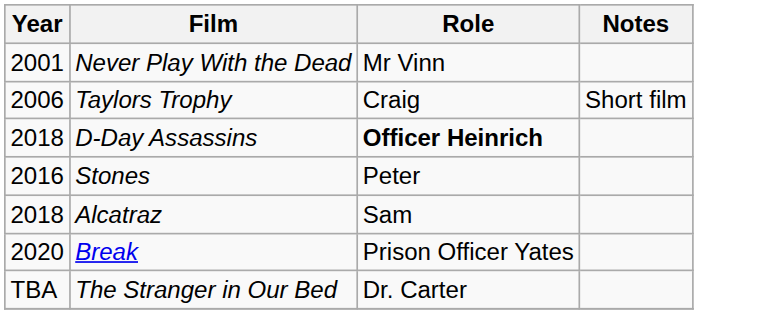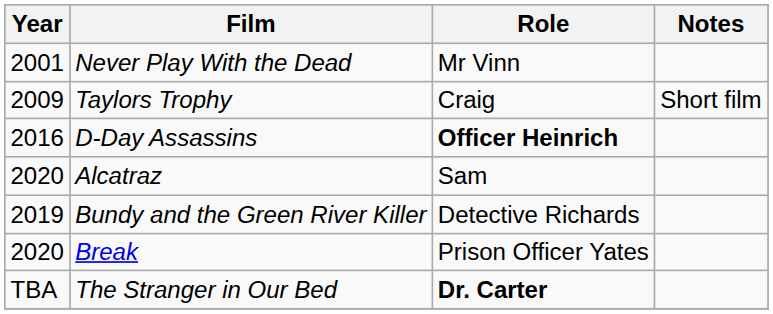(37, 100) 2006 -> (37, 100) 2009
(37, 138) 2018 -> (37, 138) 2016
- row: (113, 176)
(37, 214) 2018 -> (37, 176) 2020
+ row: (251, 214)
(415, 290) normal -> (493, 290) bold
